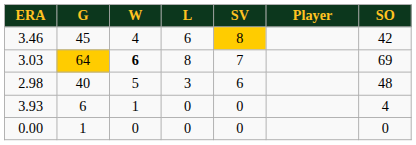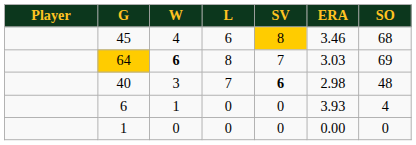columns swapped: (313, 15) <-> (31, 15)
(385, 38) 42 -> (385, 38) 68
(135, 83) 5 -> (176, 83) 3
(188, 83) 3 -> (228, 83) 7
(240, 83) normal -> (281, 83) bold
